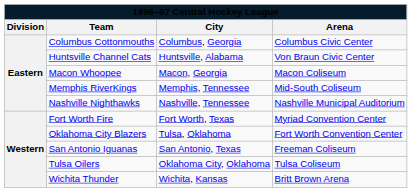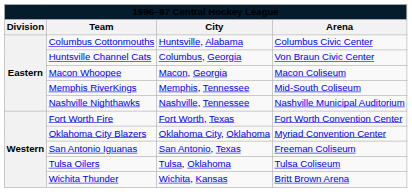(200, 42) Columbus, Georgia -> (201, 42) Huntsville, Alabama
(201, 57) Huntsville, Alabama -> (200, 57) Columbus, Georgia
(330, 118) Myriad Convention Center -> (338, 118) Fort Worth Convention Center
(195, 133) Tulsa, Oklahoma -> (214, 133) Oklahoma City, Oklahoma
(338, 133) Fort Worth Convention Center -> (330, 133) Myriad Convention Center
(214, 164) Oklahoma City, Oklahoma -> (195, 164) Tulsa, Oklahoma
